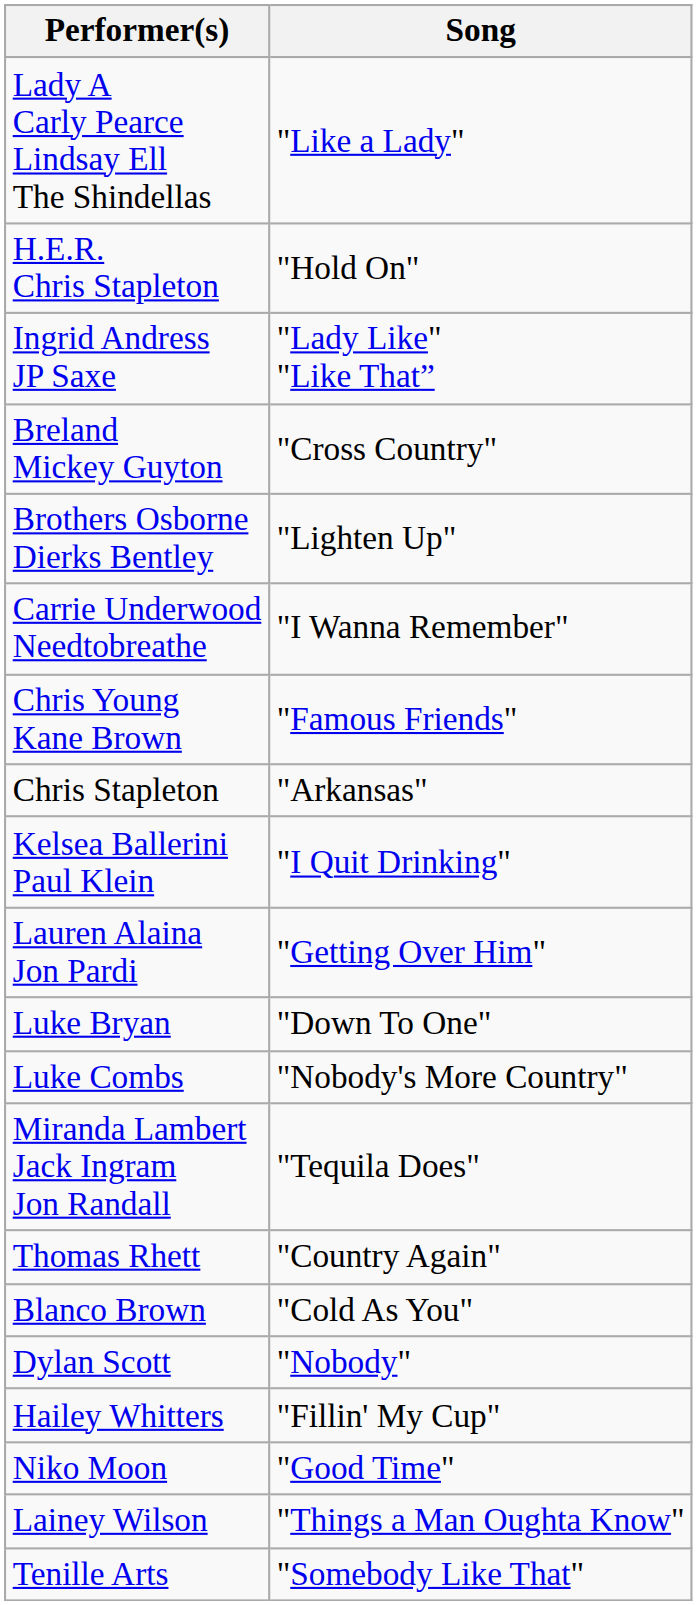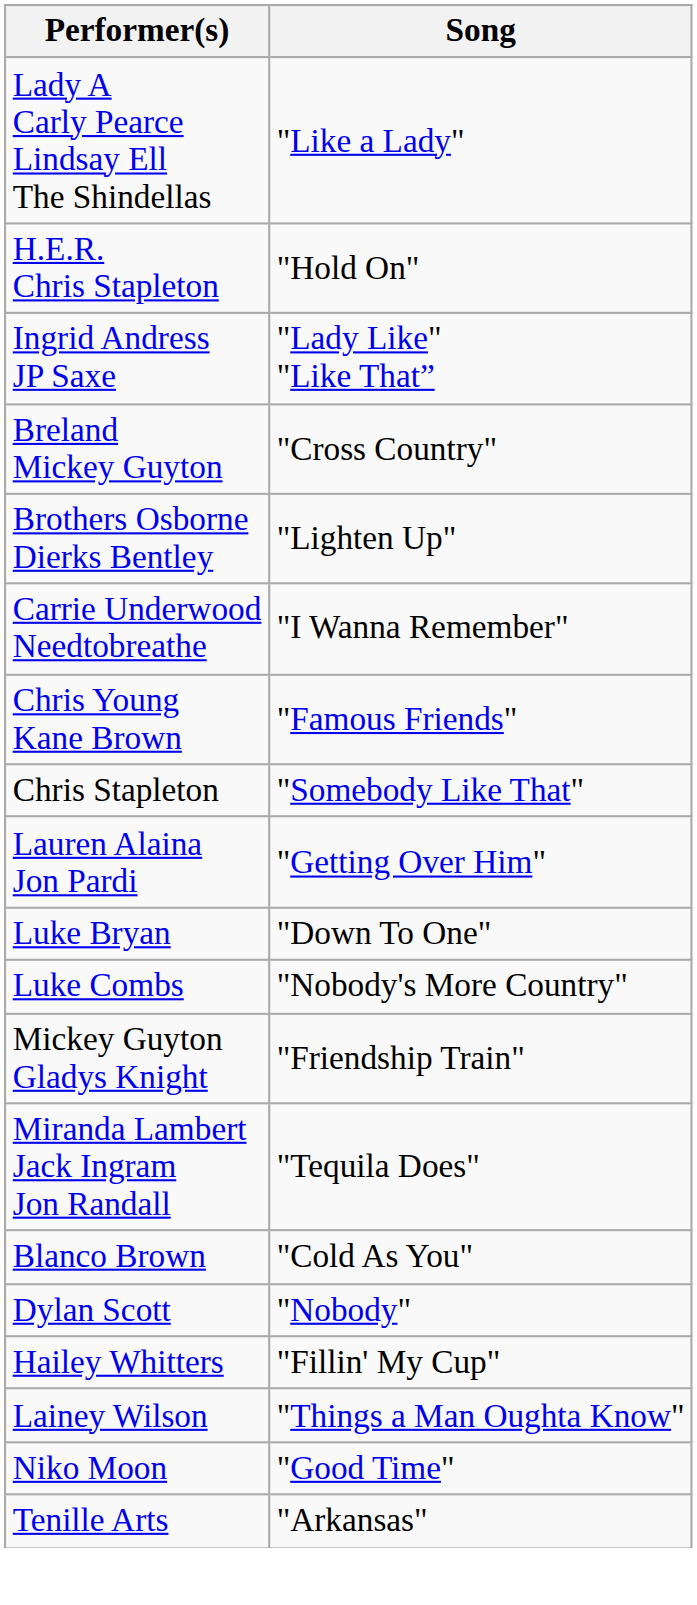(352, 790) "Arkansas" -> (430, 790) "Somebody Like That"
- row: (120, 861)
+ row: (118, 1057)
- row: (107, 1256)
rows swapped: (110, 1520) <-> (90, 1467)
(430, 1573) "Somebody Like That" -> (352, 1520) "Arkansas"
